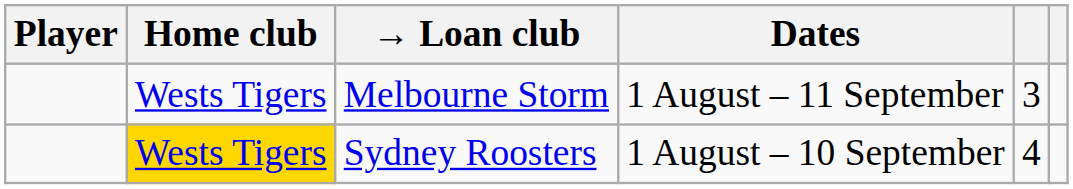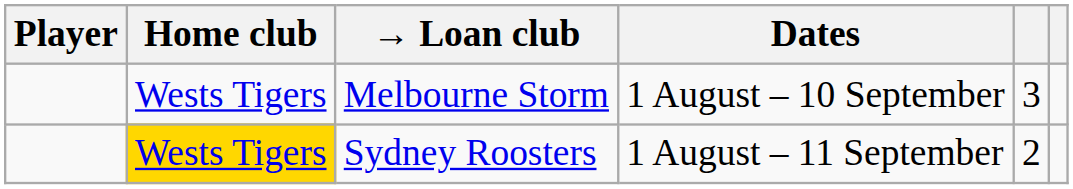(815, 93) 1 August – 11 September -> (815, 93) 1 August – 10 September
(815, 152) 1 August – 10 September -> (815, 152) 1 August – 11 September
(1031, 152) 4 -> (1031, 152) 2
